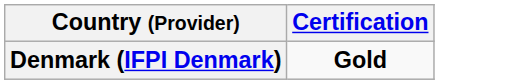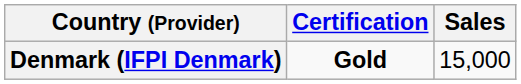+ column: (475, 23)
